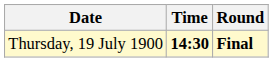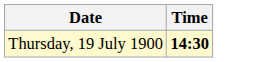- column: (240, 17)
